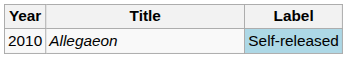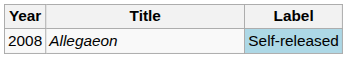(25, 41) 2010 -> (25, 41) 2008
